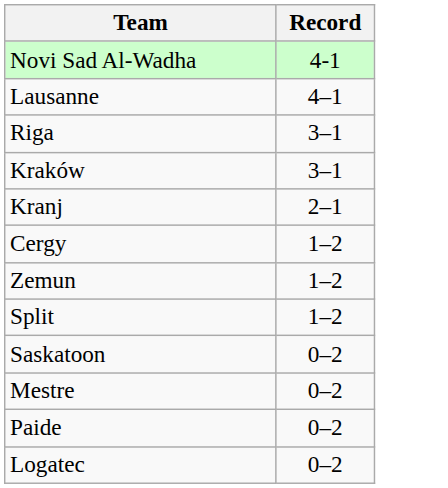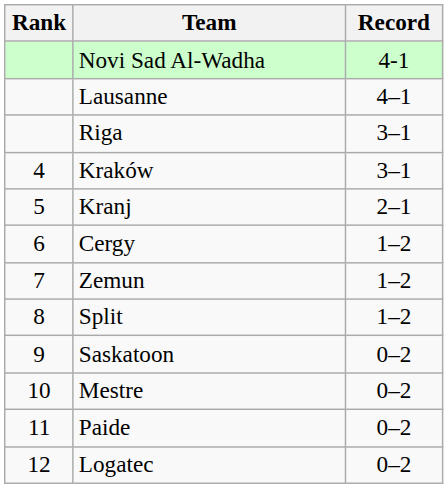+ column: (39, 22)
